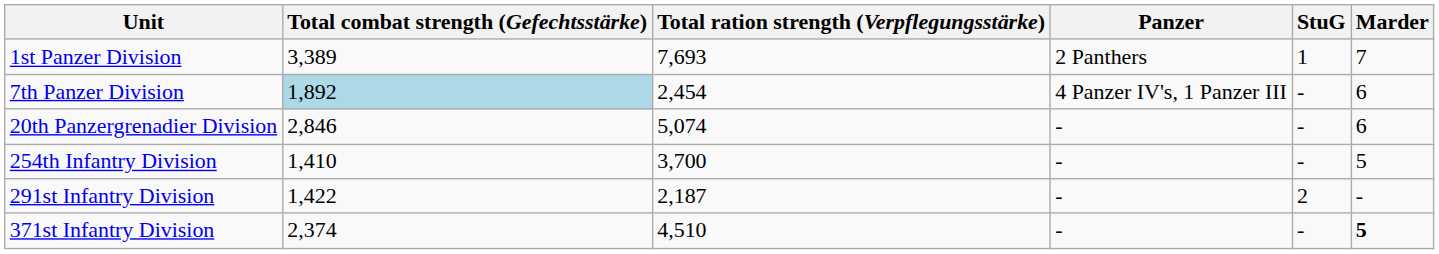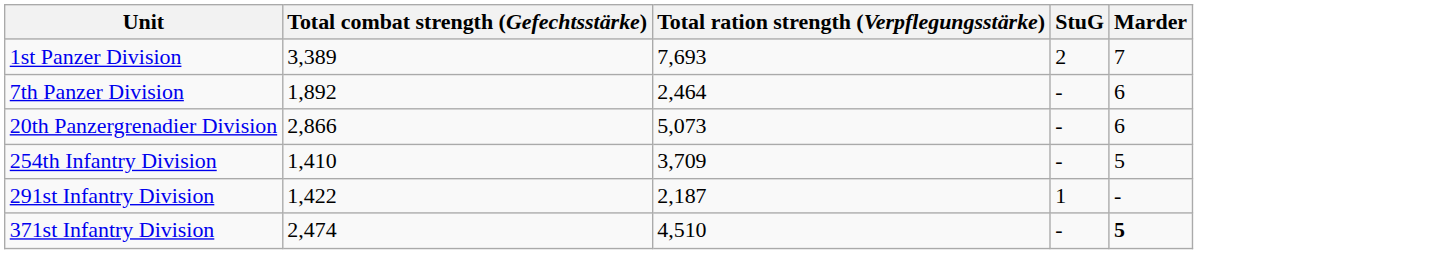- column: (1171, 21)
(1302, 56) 1 -> (1061, 56) 2
(312, 91) lightblue background -> (312, 91) no background
(682, 91) 2,454 -> (682, 91) 2,464
(312, 126) 2,846 -> (312, 126) 2,866
(682, 126) 5,074 -> (682, 126) 5,073
(682, 160) 3,700 -> (682, 160) 3,709
(1302, 195) 2 -> (1061, 195) 1
(312, 230) 2,374 -> (312, 230) 2,474
